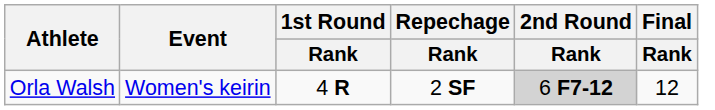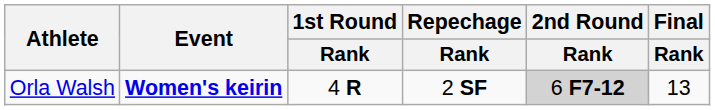(198, 88) normal -> (204, 88) bold
(667, 88) 12 -> (679, 88) 13
